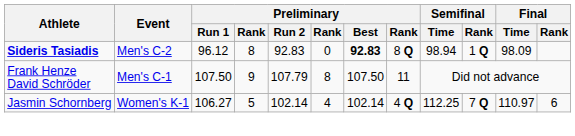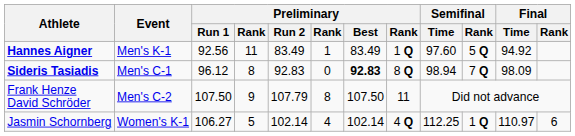+ row: (50, 52)
(144, 52) Men's C-2 -> (144, 71) Men's C-1
(479, 52) 1 Q -> (479, 71) 7 Q
(144, 77) Men's C-1 -> (144, 96) Men's C-2
(479, 103) 7 Q -> (479, 122) 1 Q
